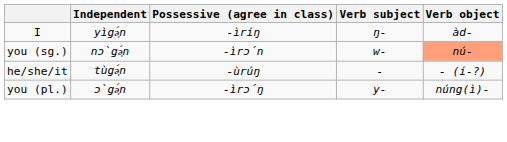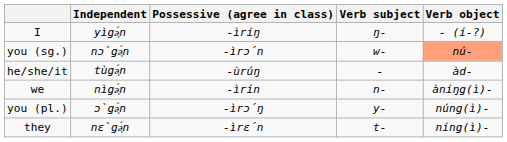(463, 32) àd- -> (463, 32) - (í-?)
(463, 70) - (í-?) -> (463, 70) àd-
+ row: (37, 89)
+ row: (37, 128)
